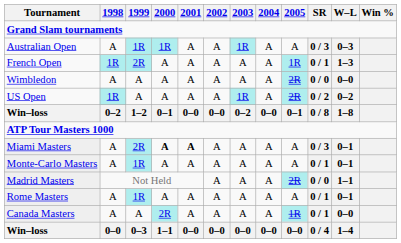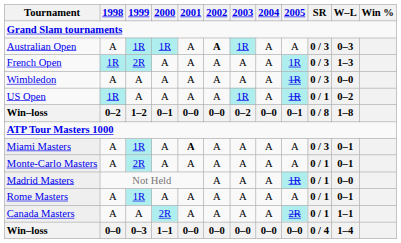(217, 46) normal -> (217, 46) bold
(320, 63) 0 / 1 -> (320, 63) 0 / 3
(295, 79) 2R -> (295, 79) 1R
(320, 79) 0 / 0 -> (320, 79) 0 / 3
(295, 96) 2R -> (295, 96) 1R
(320, 96) 0 / 2 -> (320, 96) 0 / 1
(139, 146) 2R -> (139, 146) 1R
(165, 146) bold -> (165, 146) normal
(139, 163) 1R -> (139, 163) 2R
(295, 180) 2R -> (295, 180) 1R
(320, 180) 0 / 0 -> (320, 180) 0 / 1
(345, 180) 1–1 -> (345, 180) 0–0
(295, 213) 1R -> (295, 213) 2R
(345, 213) 0–0 -> (345, 213) 1–1
